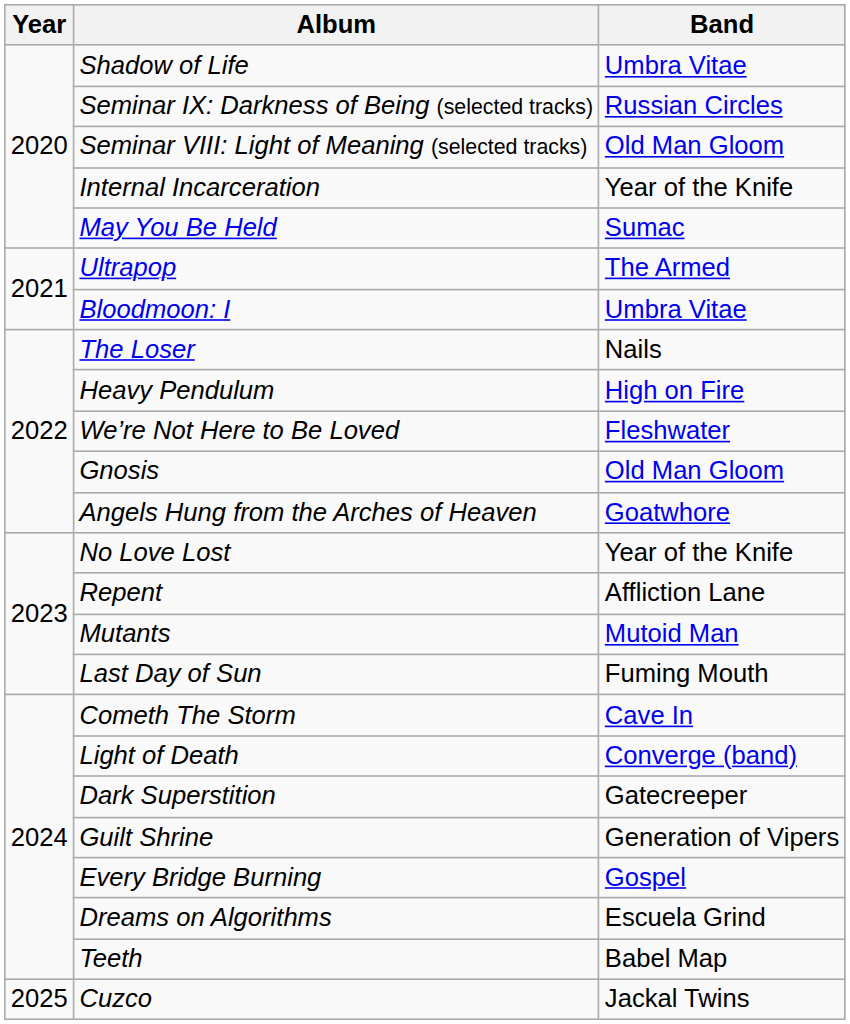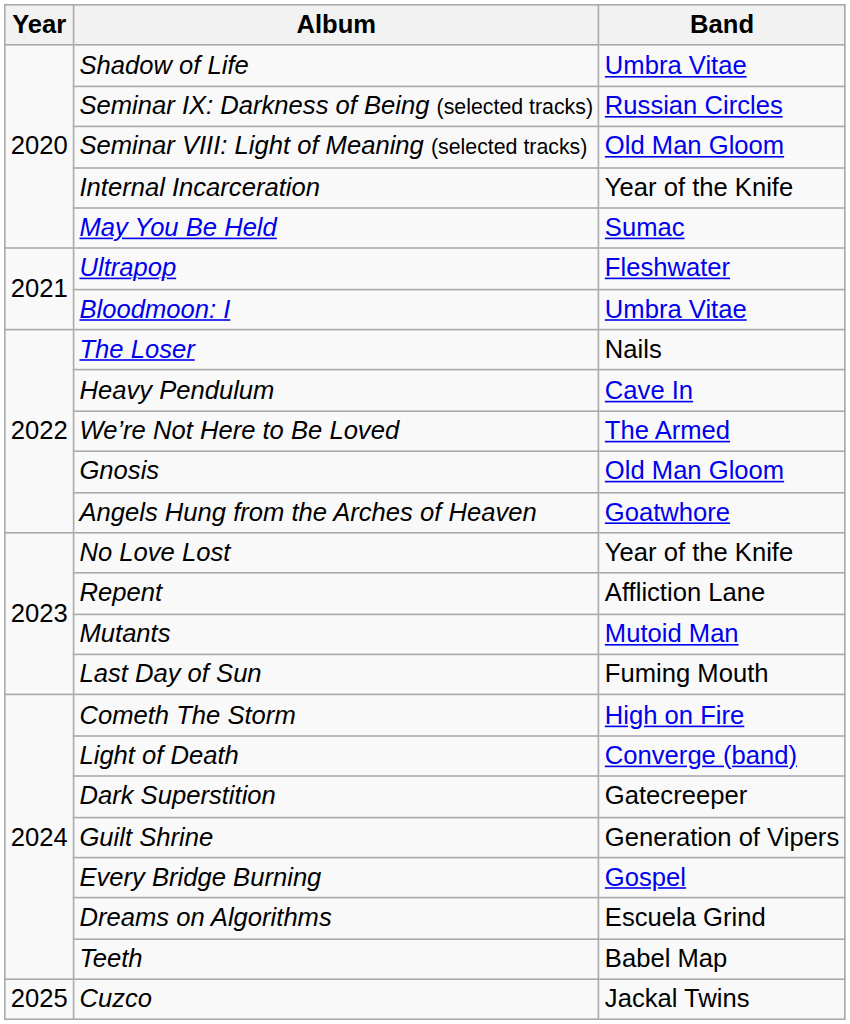(667, 268) The Armed -> (667, 268) Fleshwater
(675, 390) High on Fire -> (649, 390) Cave In
(667, 430) Fleshwater -> (667, 430) The Armed
(649, 715) Cave In -> (675, 715) High on Fire
